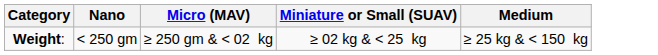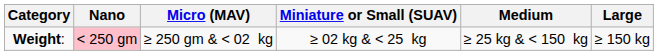+ column: (622, 15)
(107, 38) no background -> (107, 38) pink background
